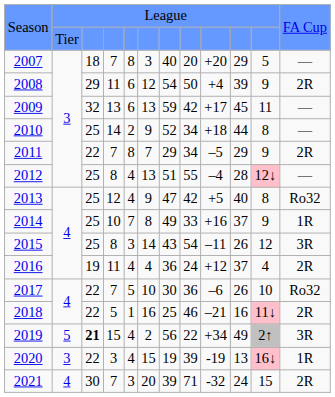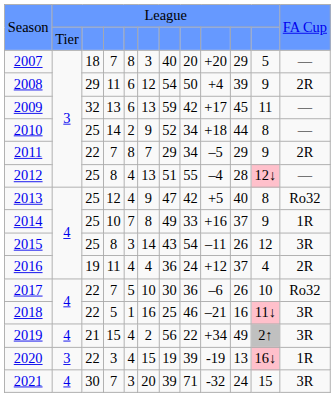(305, 312) 2R -> (305, 312) 3R
(67, 335) 5 -> (67, 335) 4
(93, 335) bold -> (93, 335) normal
(305, 381) 2R -> (305, 381) 3R
